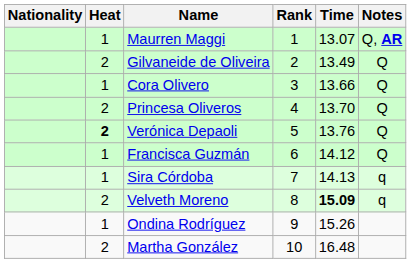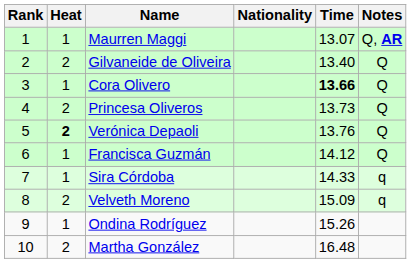columns swapped: (294, 16) <-> (45, 16)
(337, 62) 13.49 -> (337, 62) 13.40
(337, 85) normal -> (337, 85) bold
(337, 108) 13.70 -> (337, 108) 13.73
(337, 177) 14.13 -> (337, 177) 14.33
(337, 200) bold -> (337, 200) normal
